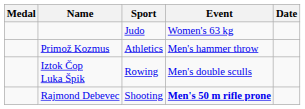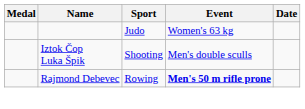- row: (75, 48)
(141, 72) Rowing -> (144, 54) Shooting
(144, 96) Shooting -> (141, 78) Rowing
